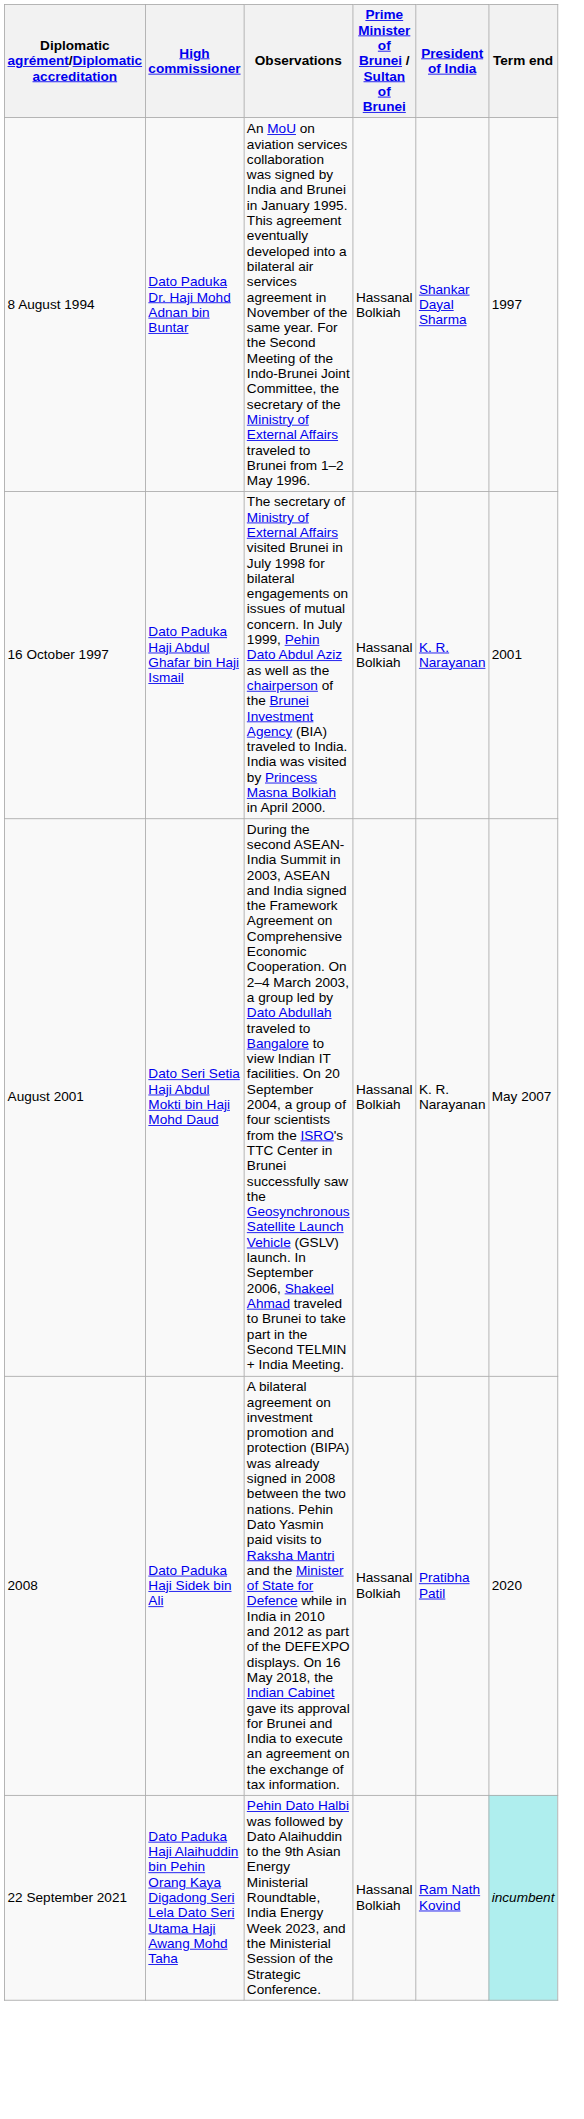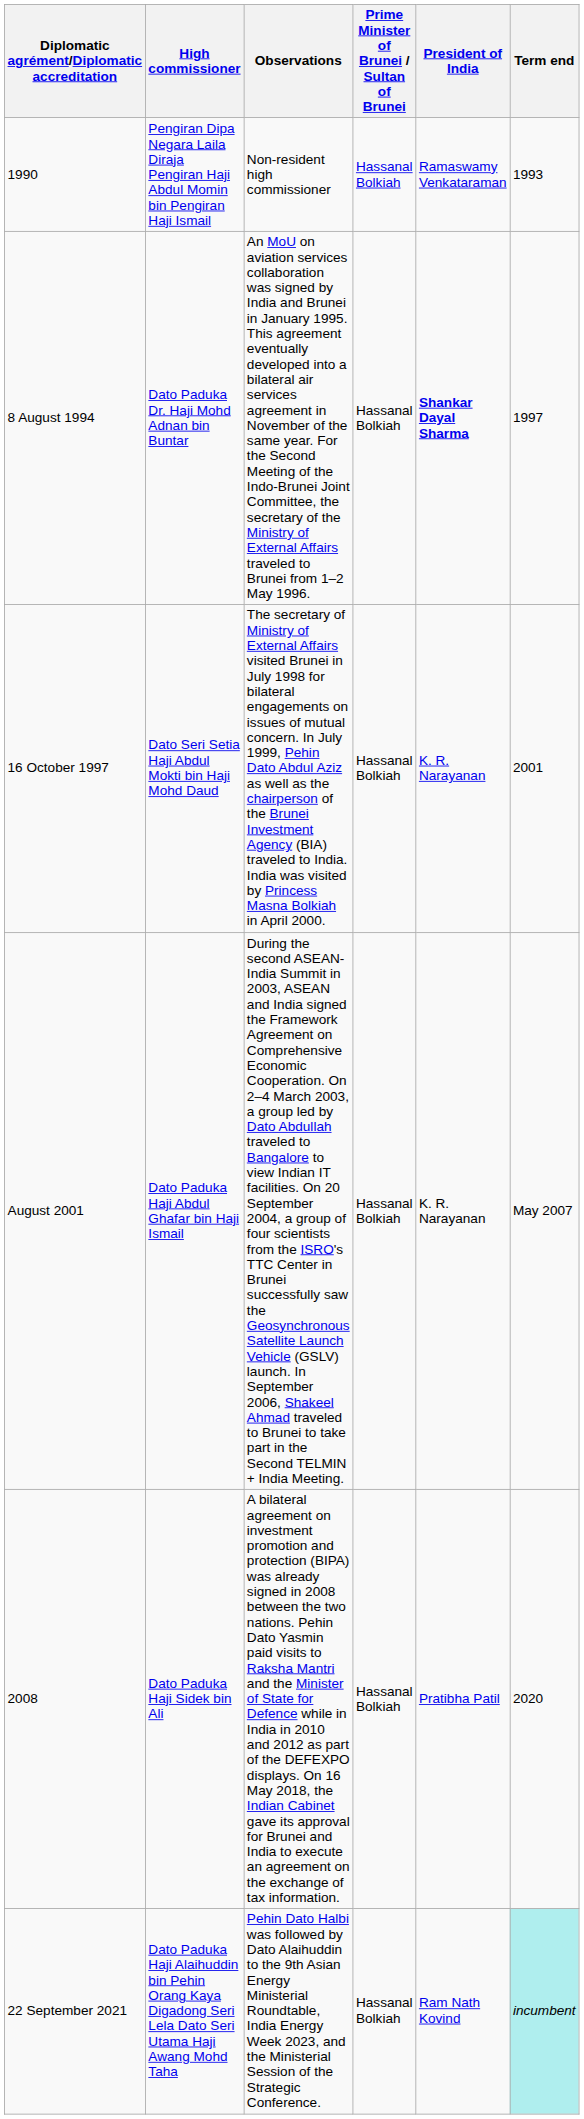+ row: (23, 174)
(444, 304) normal -> (446, 417) bold
(194, 655) Dato Paduka Haji Abdul Ghafar bin Haji Ismail -> (194, 768) Dato Seri Setia Haji Abdul Mokti bin Haji Mohd Daud
(194, 1097) Dato Seri Setia Haji Abdul Mokti bin Haji Mohd Daud -> (194, 1210) Dato Paduka Haji Abdul Ghafar bin Haji Ismail
